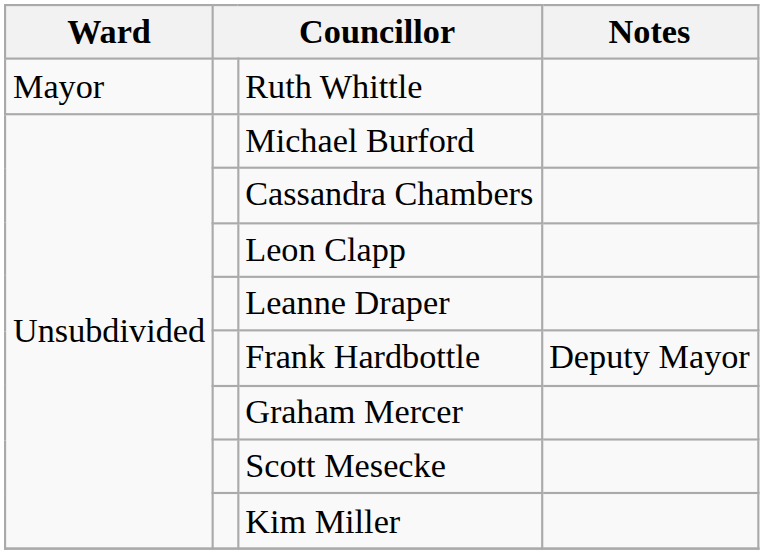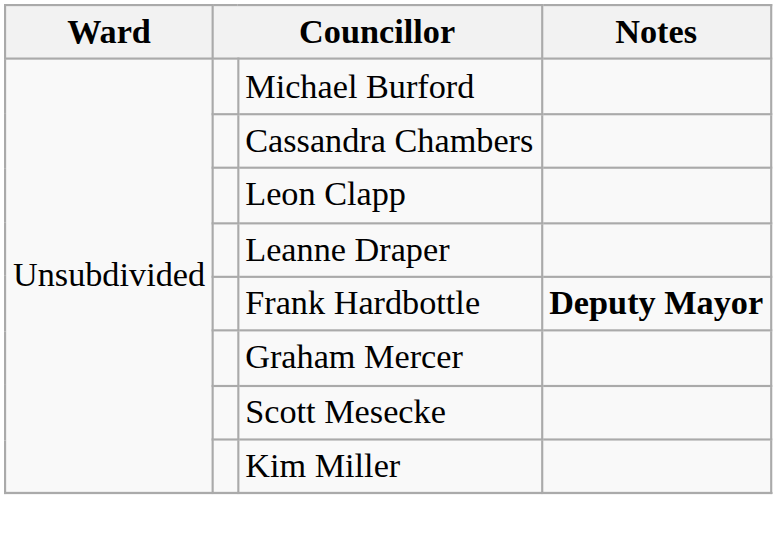- row: (334, 85)
(649, 357) normal -> (656, 303) bold
